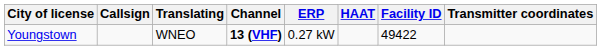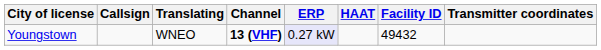(311, 34) no background -> (311, 34) lavender background
(399, 34) 49422 -> (399, 34) 49432
